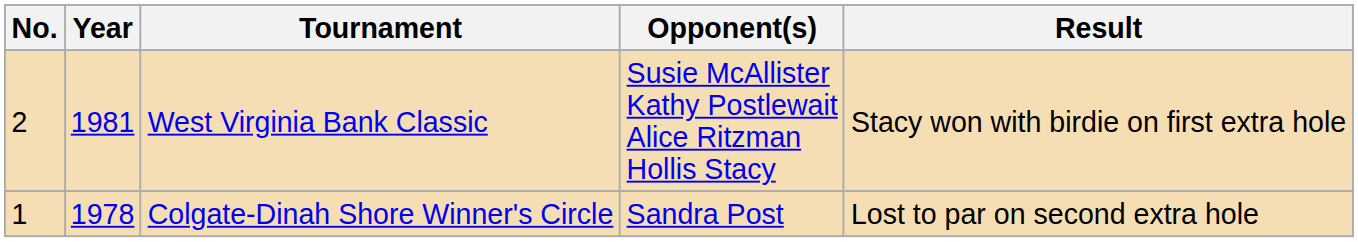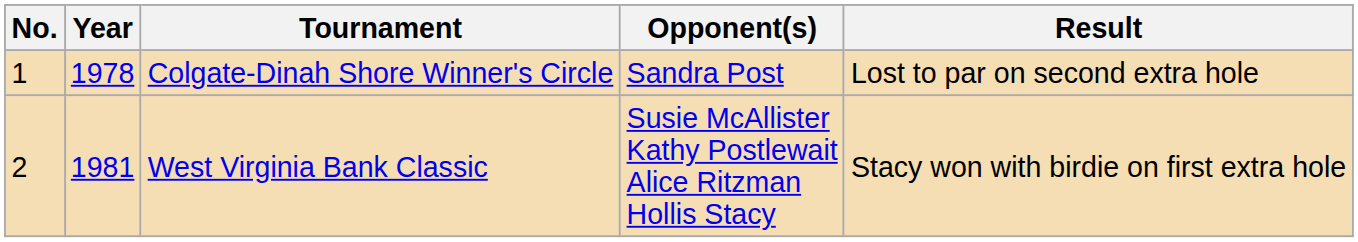rows swapped: (380, 214) <-> (318, 121)
